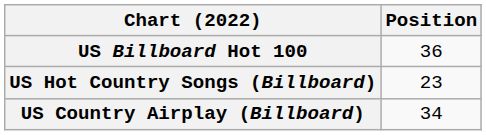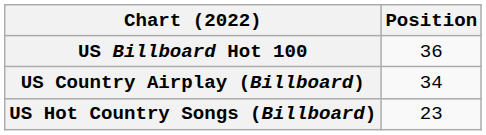rows swapped: (193, 114) <-> (193, 83)
